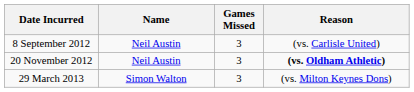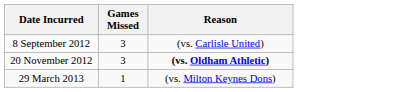- column: (156, 19)
(239, 78) 3 -> (123, 78) 1
